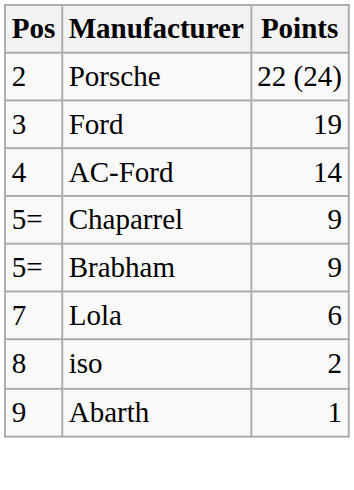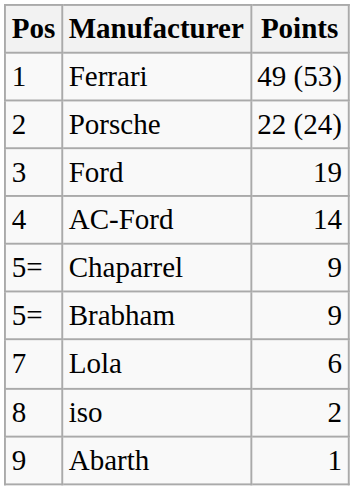+ row: (108, 76)
